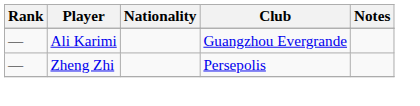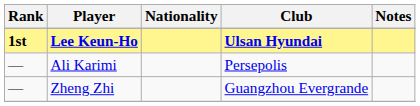+ row: (94, 40)
(275, 40) Guangzhou Evergrande -> (256, 64) Persepolis
(235, 64) Persepolis -> (296, 88) Guangzhou Evergrande
